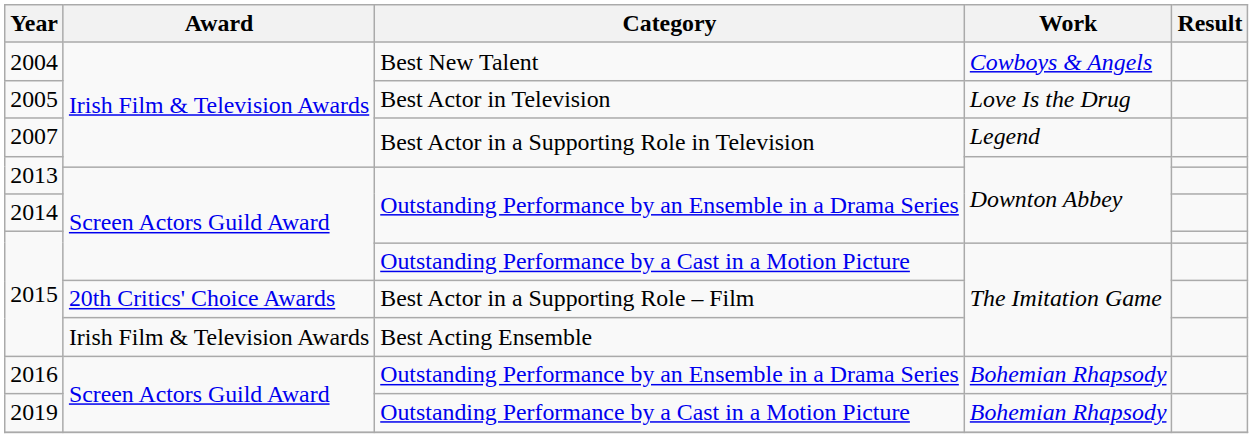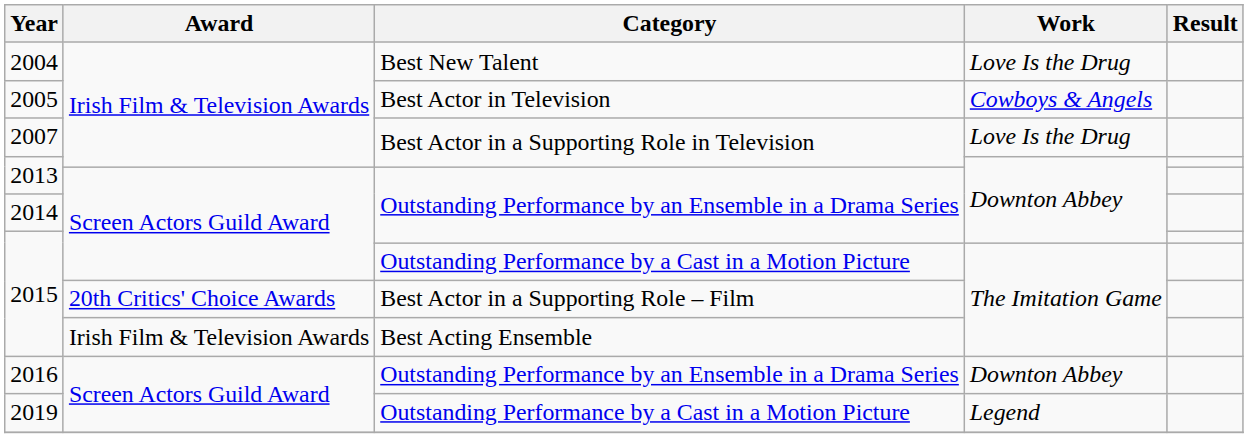(1061, 61) Cowboys & Angels -> (1050, 61) Love Is the Drug
(1050, 99) Love Is the Drug -> (1061, 99) Cowboys & Angels
(1005, 136) Legend -> (1050, 136) Love Is the Drug
(1068, 374) Bohemian Rhapsody -> (1046, 374) Downton Abbey
(1068, 412) Bohemian Rhapsody -> (1005, 412) Legend
